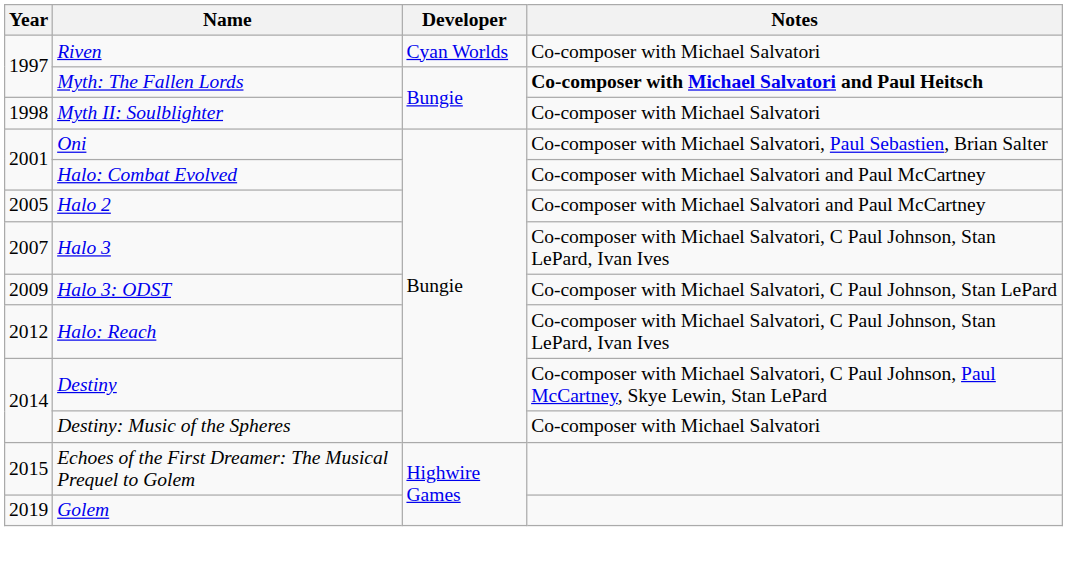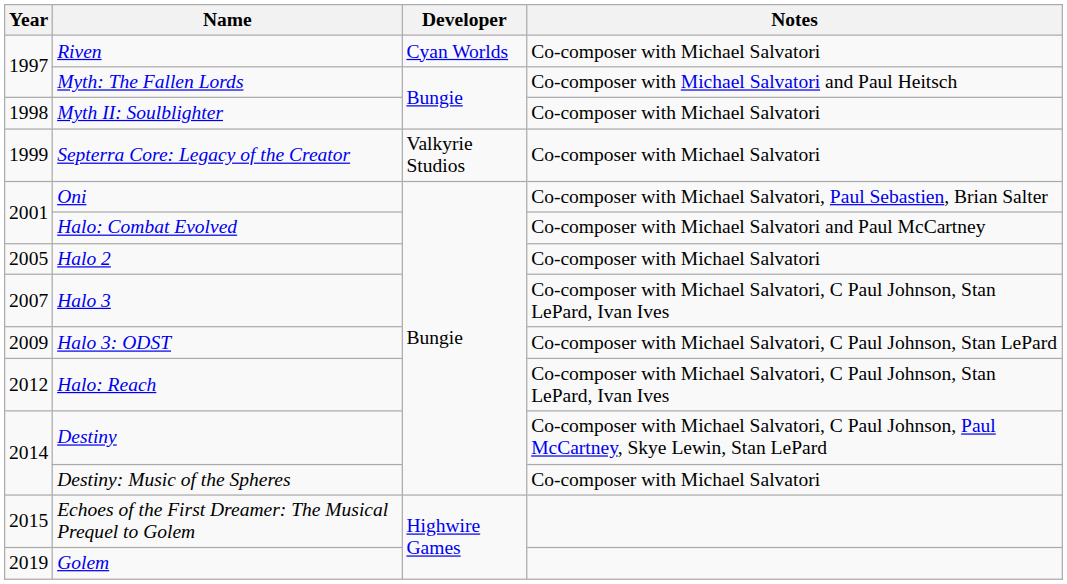(757, 81) bold -> (744, 81) normal
+ row: (204, 154)
(758, 205) Co-composer with Michael Salvatori and Paul McCartney -> (676, 258) Co-composer with Michael Salvatori
